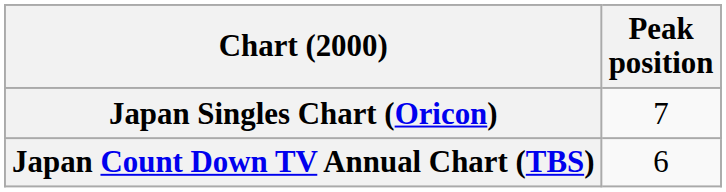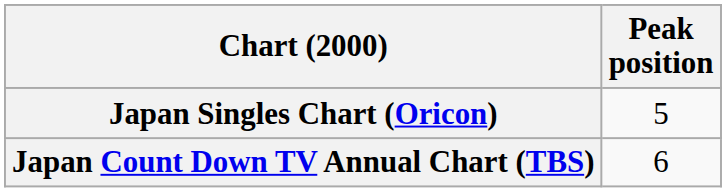(661, 112) 7 -> (661, 112) 5
